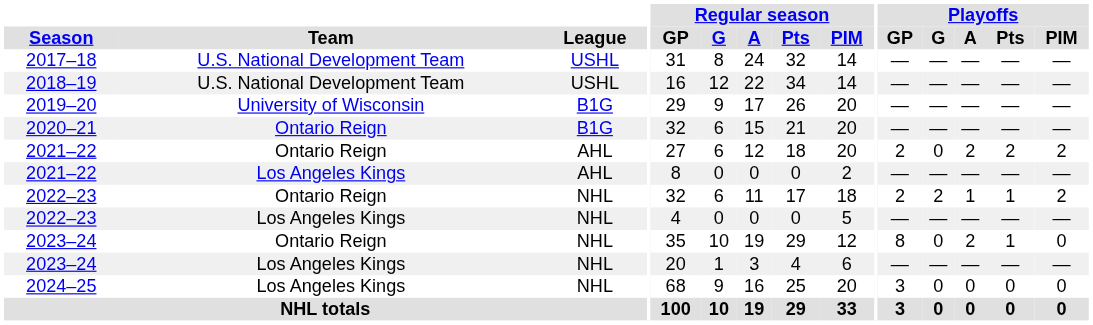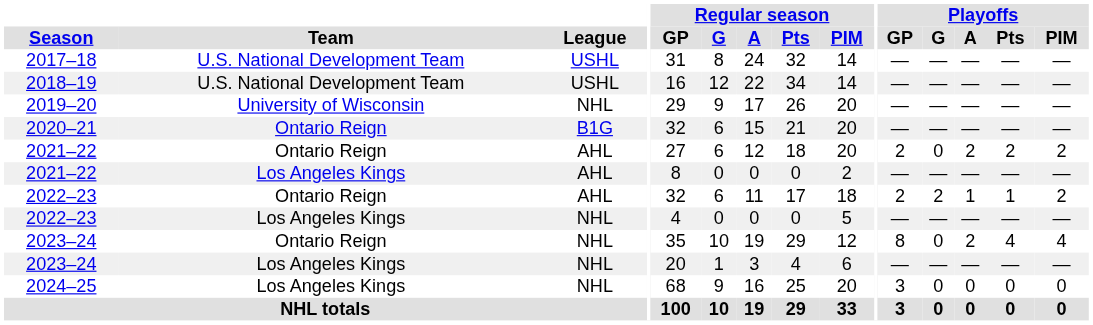(595, 105) B1G -> (595, 105) NHL
(595, 196) NHL -> (595, 196) AHL
(1010, 241) 1 -> (1010, 241) 4
(1062, 241) 0 -> (1062, 241) 4
